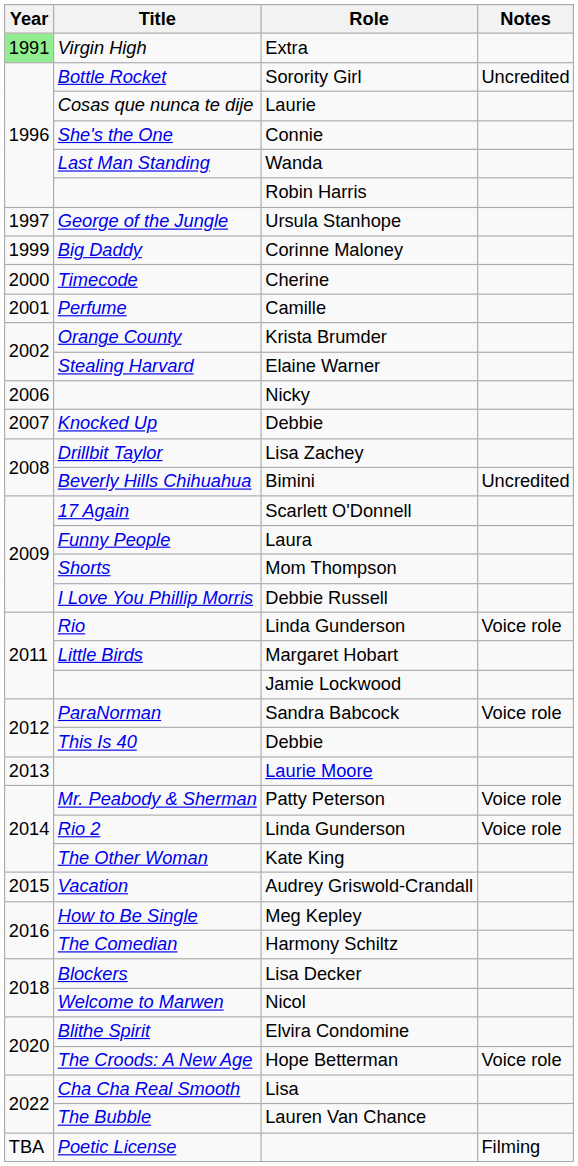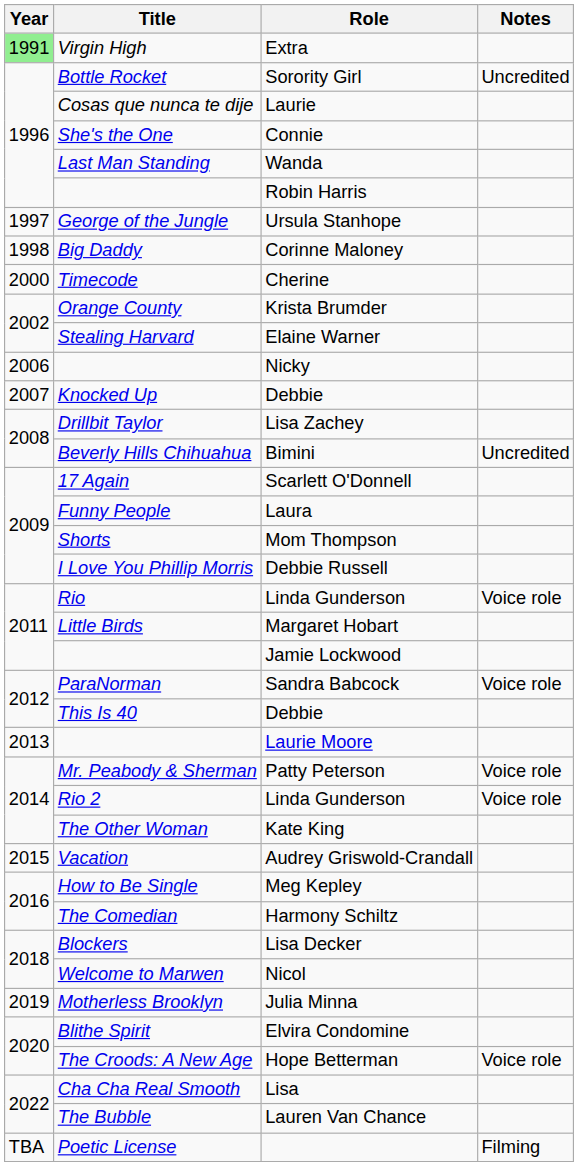(29, 250) 1999 -> (29, 250) 1998
- row: (92, 308)
+ row: (140, 1002)
